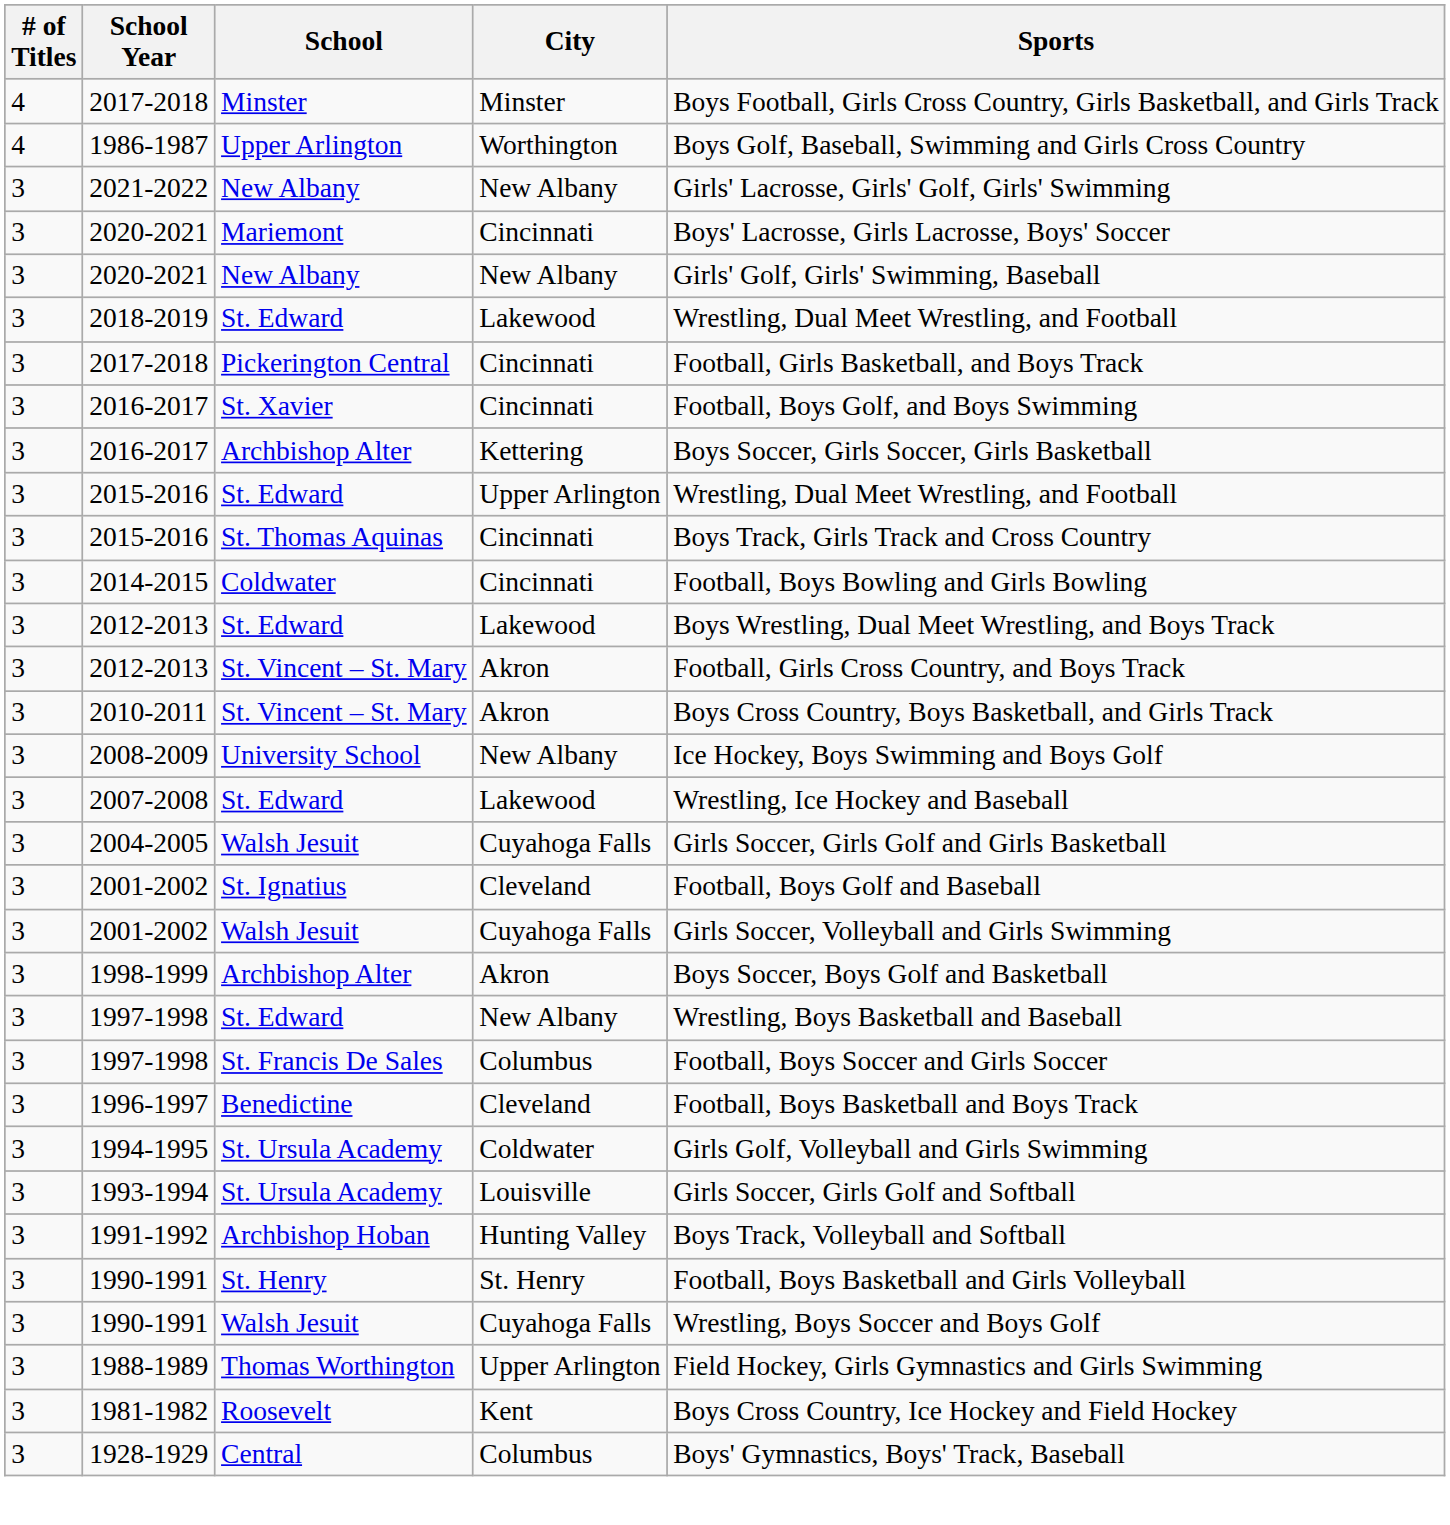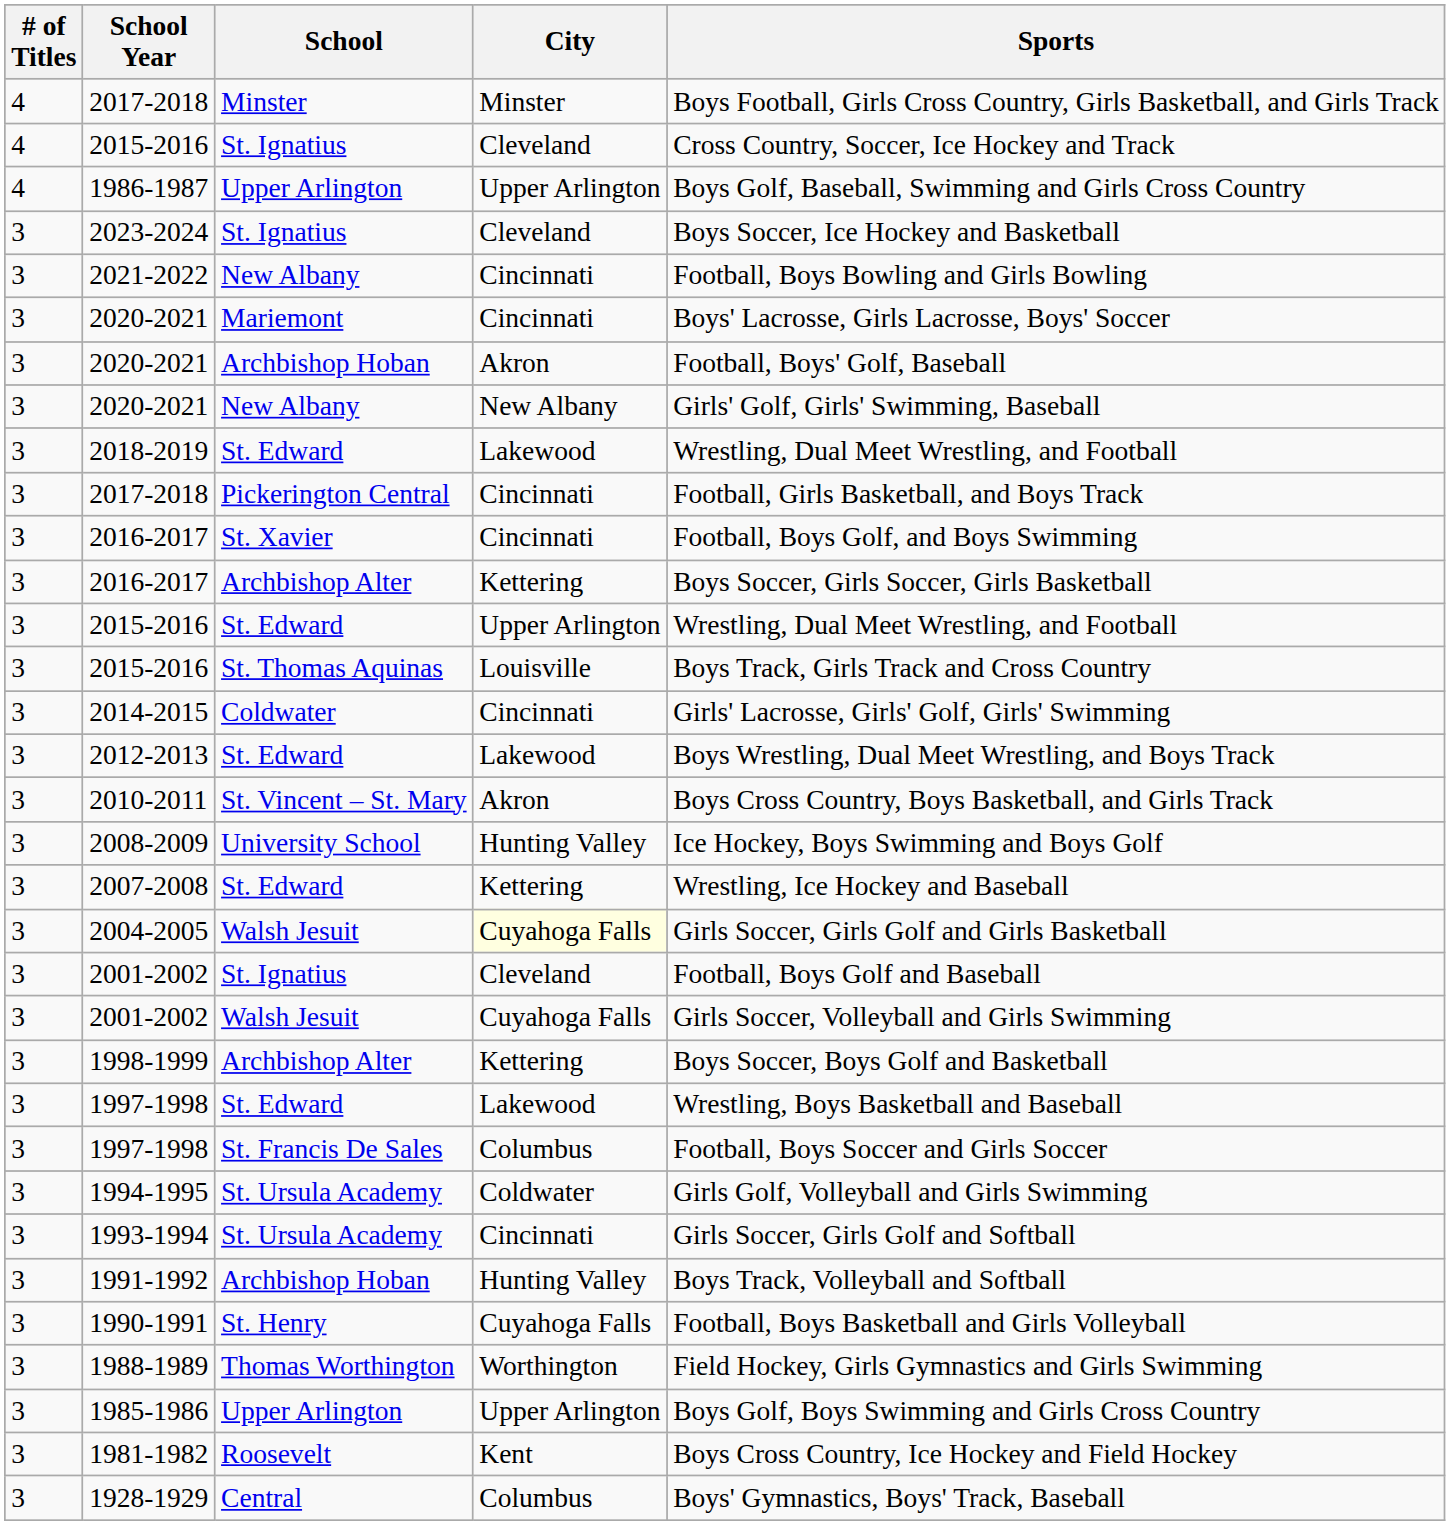+ row: (149, 144)
(549, 144) Worthington -> (570, 188) Upper Arlington
+ row: (149, 231)
(548, 188) New Albany -> (537, 275) Cincinnati
(922, 188) Girls' Lacrosse, Girls' Golf, Girls' Swimming -> (910, 275) Football, Boys Bowling and Girls Bowling
+ row: (149, 362)
(537, 537) Cincinnati -> (535, 668) Louisville
(910, 581) Football, Boys Bowling and Girls Bowling -> (922, 711) Girls' Lacrosse, Girls' Golf, Girls' Swimming
- row: (149, 668)
(548, 755) New Albany -> (563, 842) Hunting Valley
(537, 799) Lakewood -> (531, 886) Kettering
(565, 842) no background -> (565, 930) lightyellow background
(514, 973) Akron -> (531, 1061) Kettering
(548, 1017) New Albany -> (537, 1104) Lakewood
- row: (149, 1104)
(535, 1192) Louisville -> (537, 1235) Cincinnati
(532, 1279) St. Henry -> (565, 1322) Cuyahoga Falls
- row: (149, 1322)
(570, 1366) Upper Arlington -> (549, 1366) Worthington
+ row: (149, 1410)
